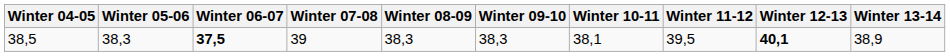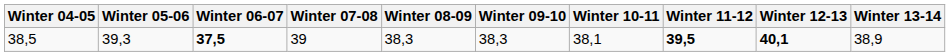(116, 39) 38,3 -> (116, 39) 39,3
(681, 39) normal -> (681, 39) bold
